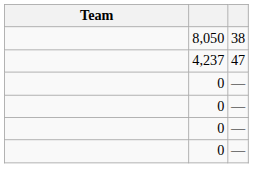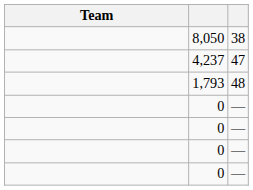+ row: (208, 83)
